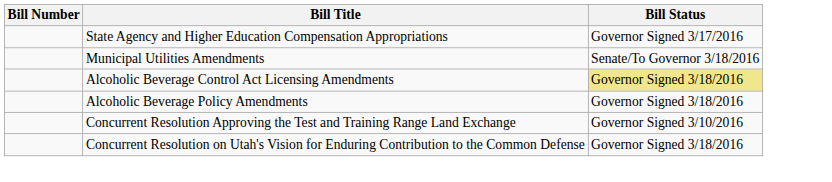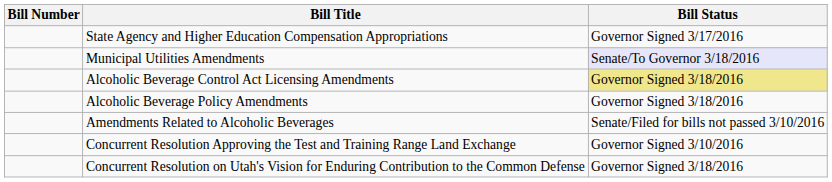(675, 58) no background -> (675, 58) lavender background
+ row: (210, 123)
